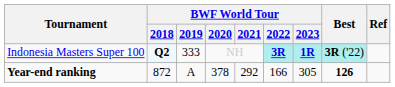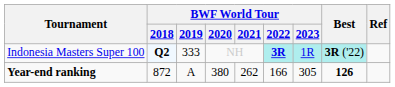(308, 53) bold -> (308, 53) normal
(220, 73) 378 -> (220, 73) 380
(249, 73) 292 -> (249, 73) 262
